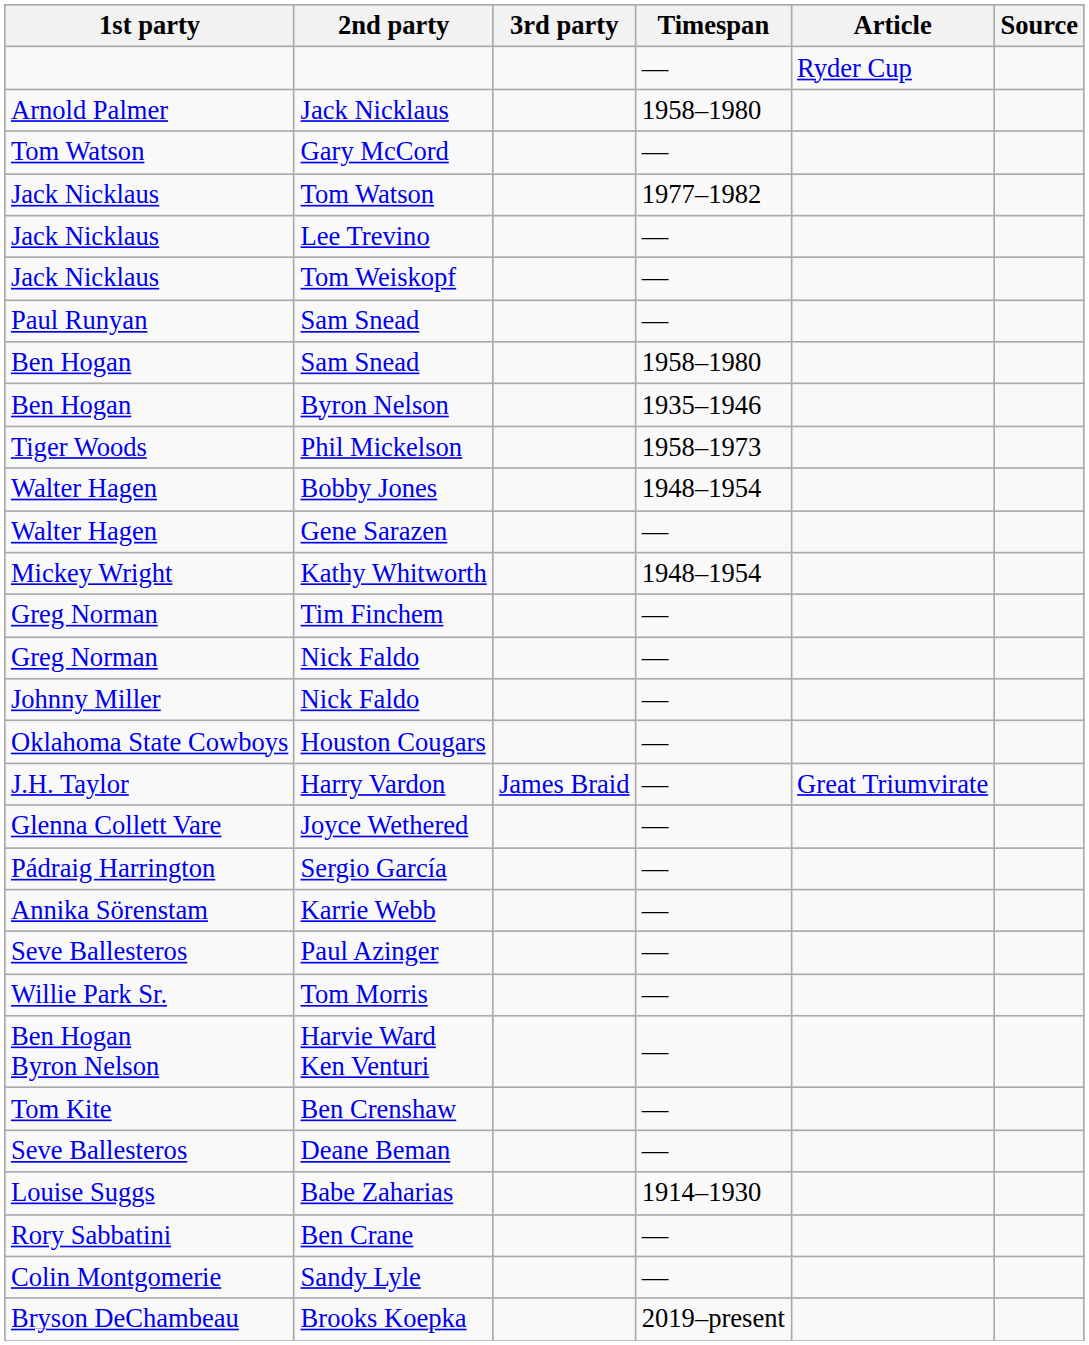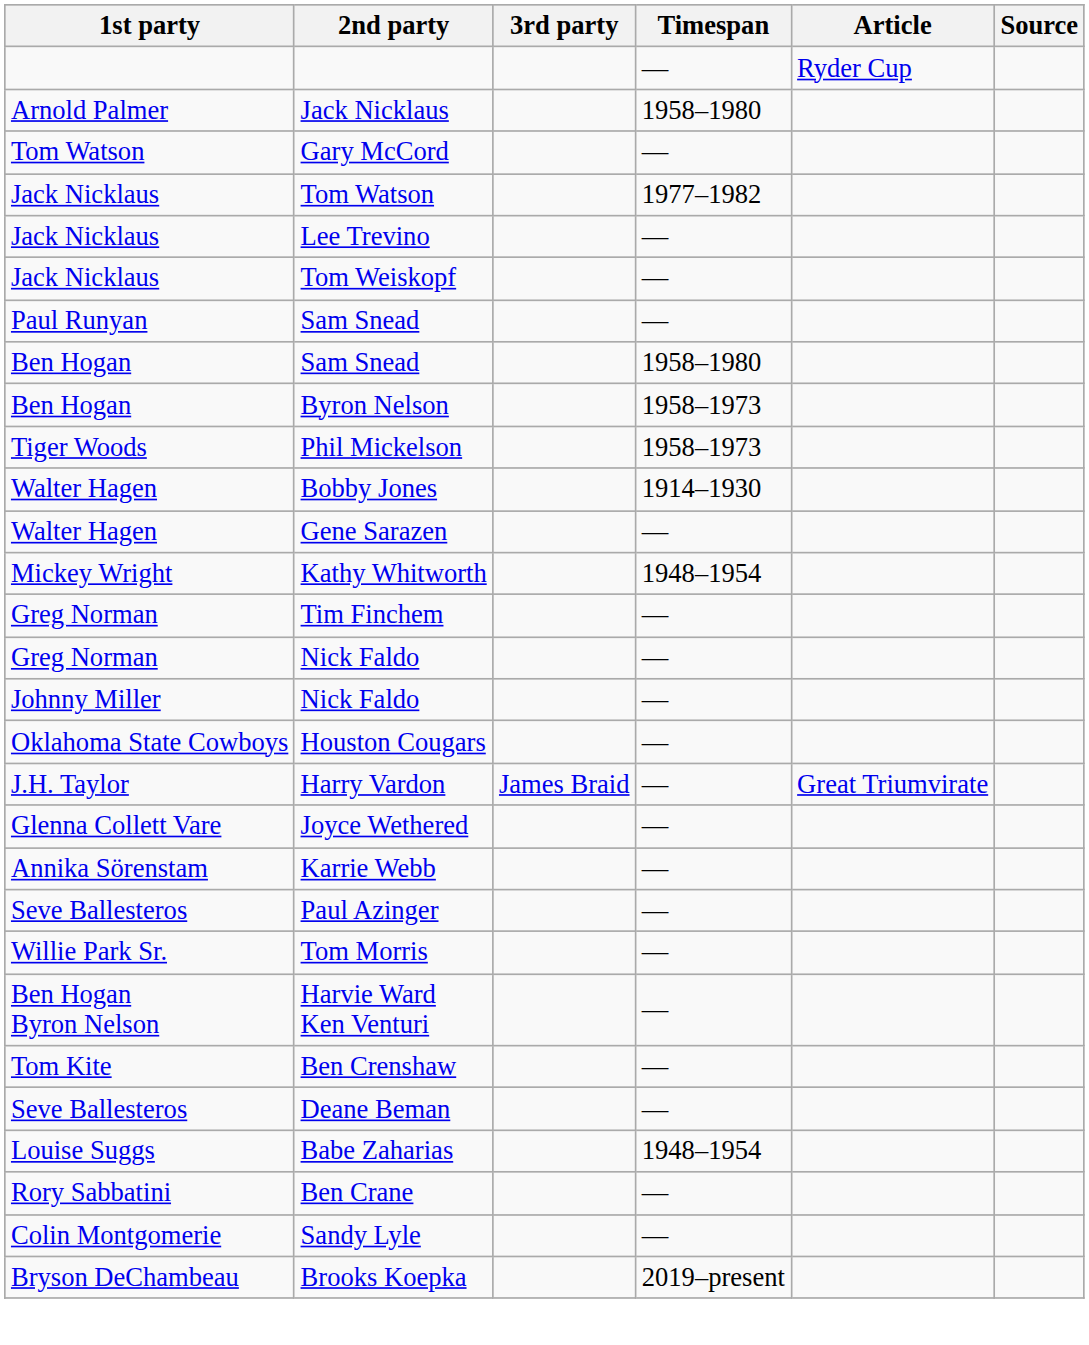(702, 404) 1935–1946 -> (702, 404) 1958–1973
(702, 488) 1948–1954 -> (702, 488) 1914–1930
- row: (113, 868)
(702, 1192) 1914–1930 -> (702, 1150) 1948–1954
